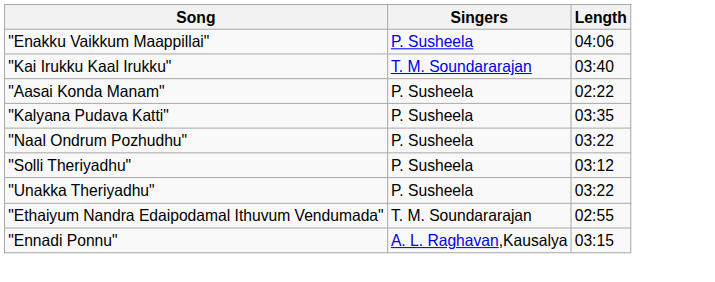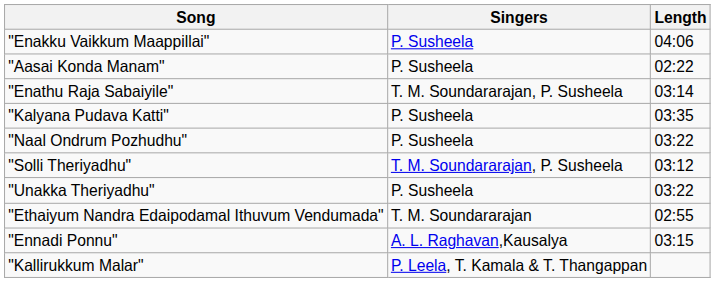- row: (90, 67)
+ row: (91, 91)
(432, 166) P. Susheela -> (507, 166) T. M. Soundararajan, P. Susheela
+ row: (76, 265)
